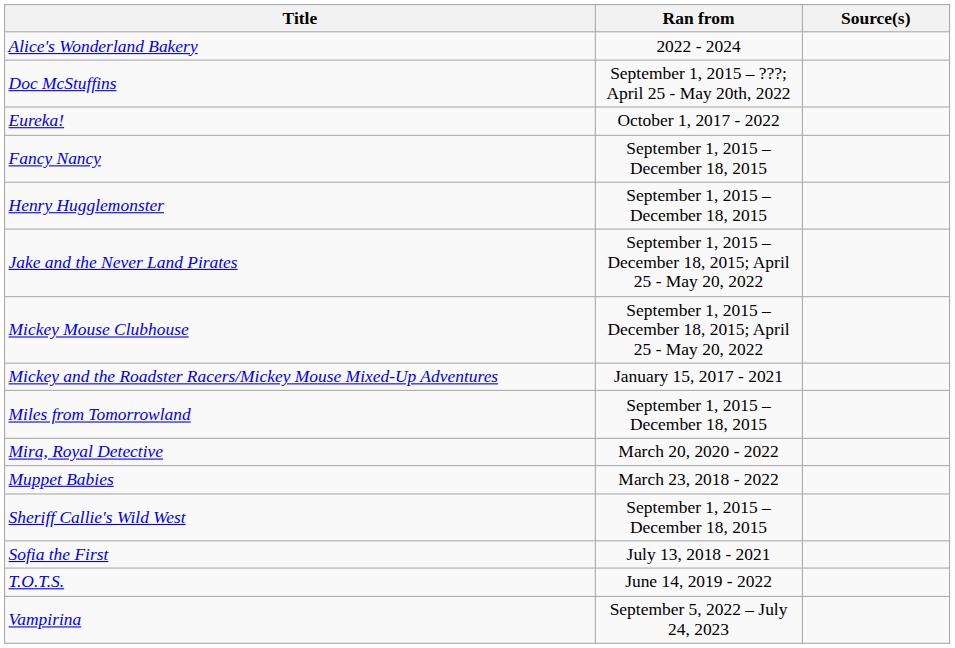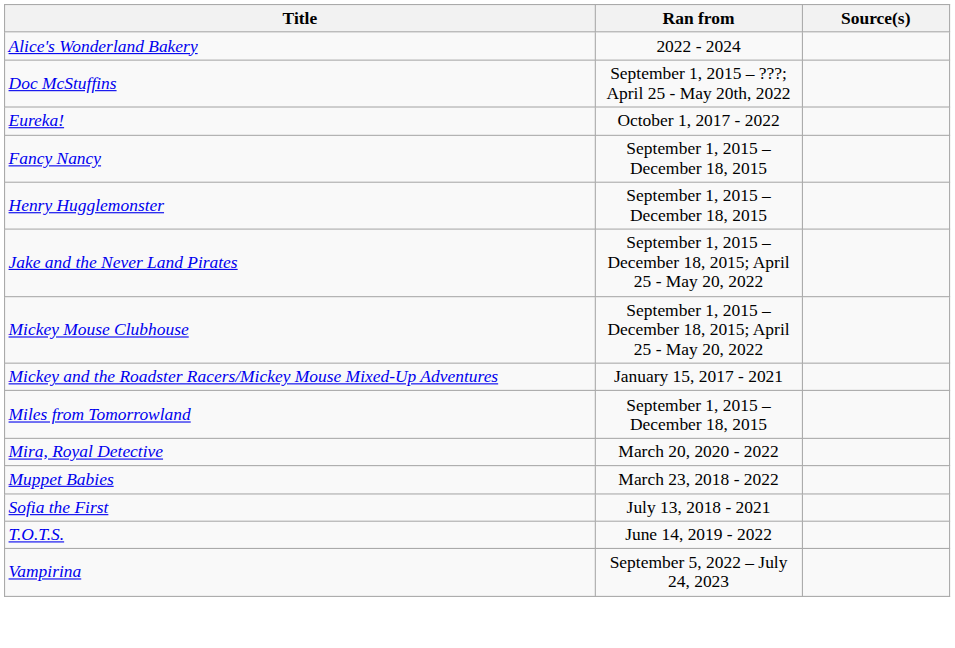- row: (97, 517)
